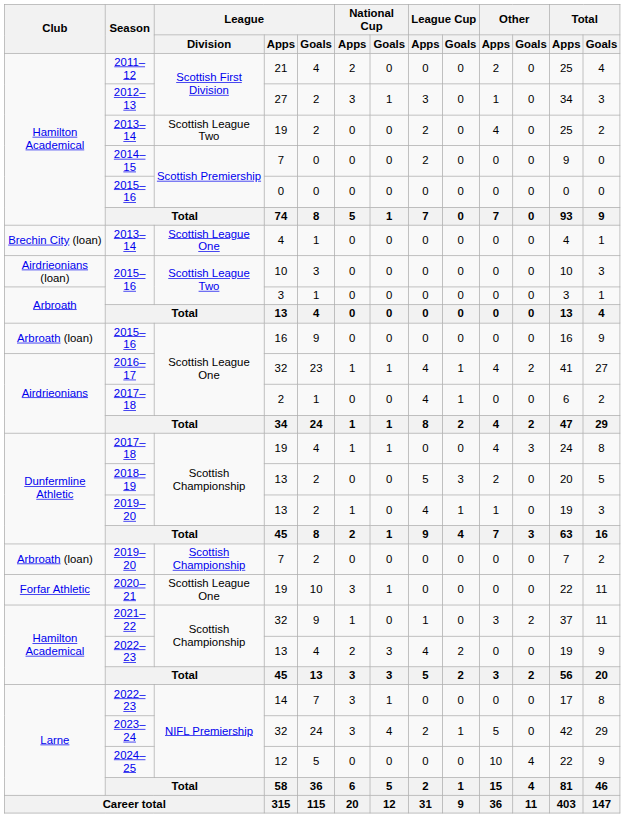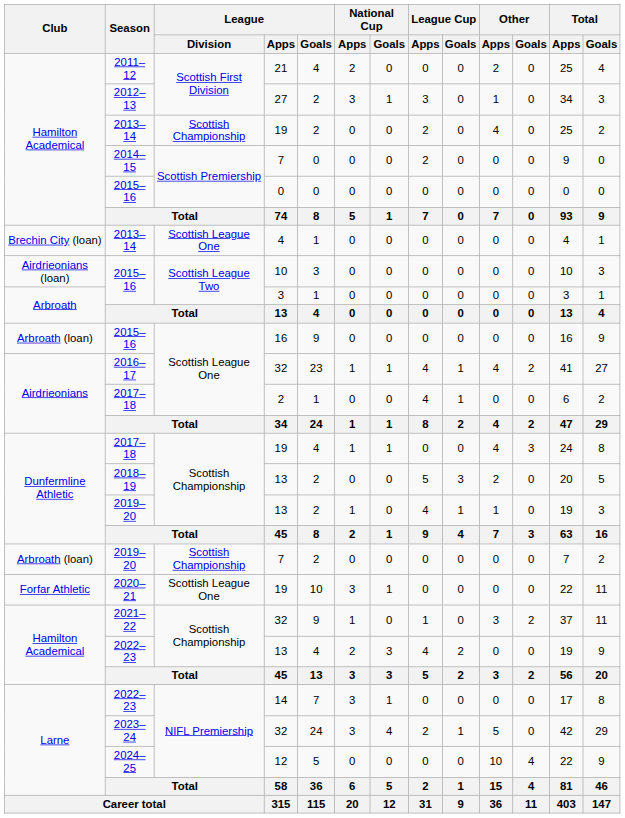(209, 130) Scottish League Two -> (209, 130) Scottish Championship
